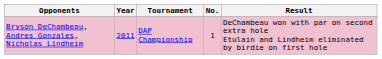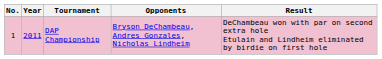columns swapped: (213, 11) <-> (59, 11)
